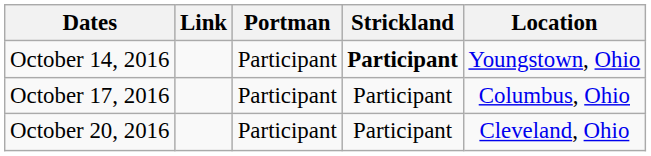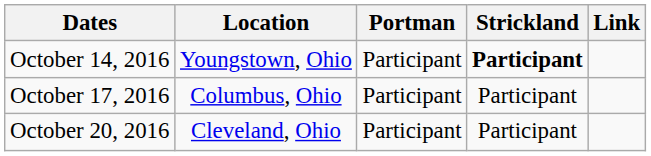columns swapped: (554, 22) <-> (204, 22)
